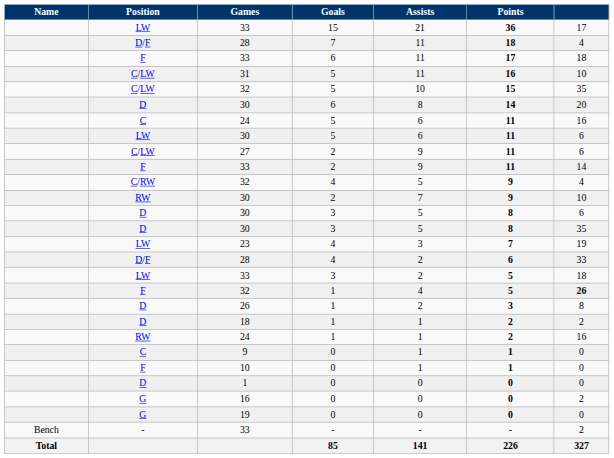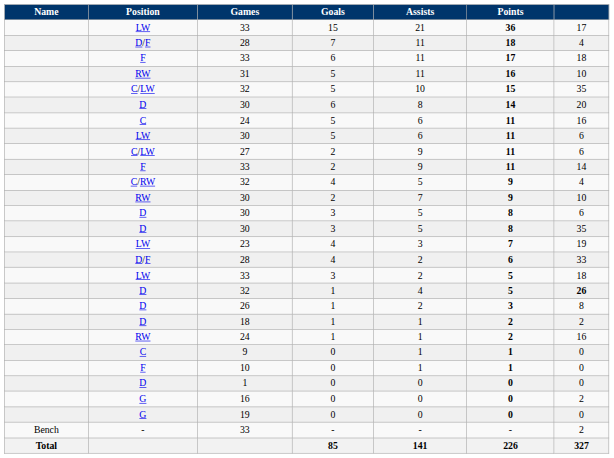(143, 74) C/LW -> (143, 74) RW
(143, 290) F -> (143, 290) D
